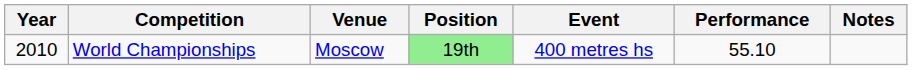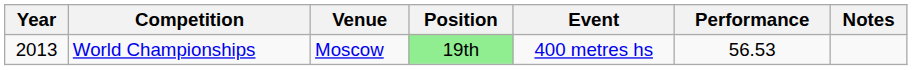(37, 49) 2010 -> (37, 49) 2013
(752, 49) 55.10 -> (752, 49) 56.53
